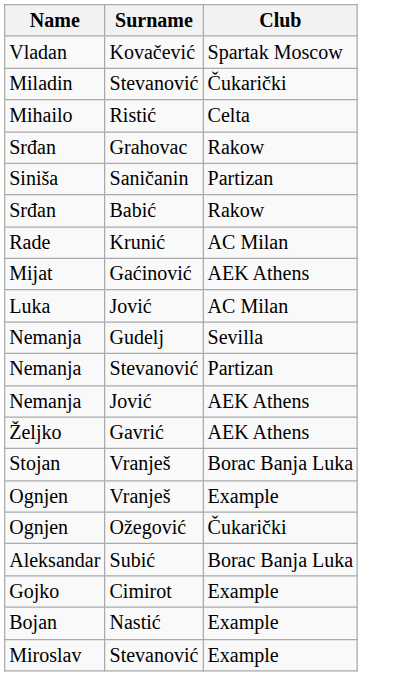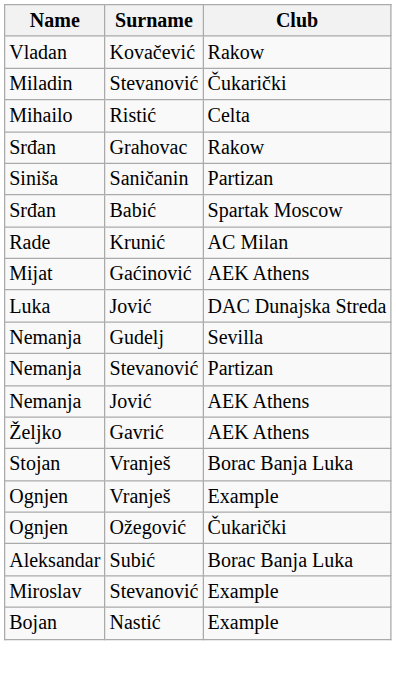(275, 52) Spartak Moscow -> (236, 52) Rakow
(236, 210) Rakow -> (275, 210) Spartak Moscow
(248, 305) AC Milan -> (297, 305) DAC Dunajska Streda
- row: (34, 591)
rows swapped: (33, 623) <-> (45, 654)
